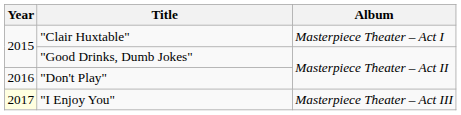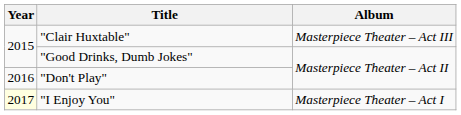(370, 36) Masterpiece Theater – Act I -> (374, 36) Masterpiece Theater – Act III
(374, 99) Masterpiece Theater – Act III -> (370, 99) Masterpiece Theater – Act I
